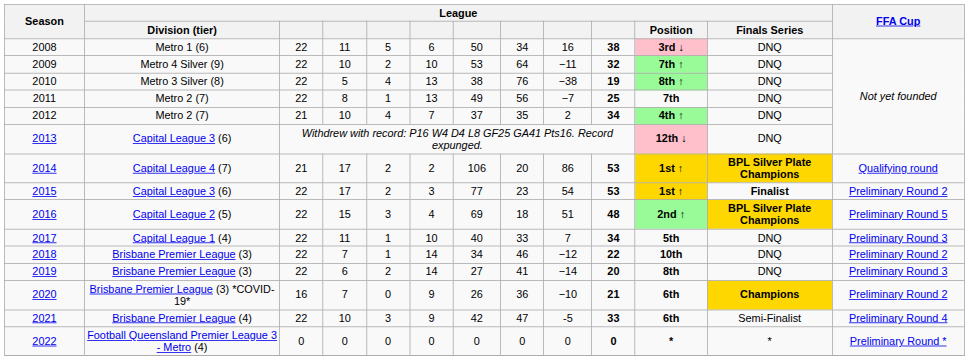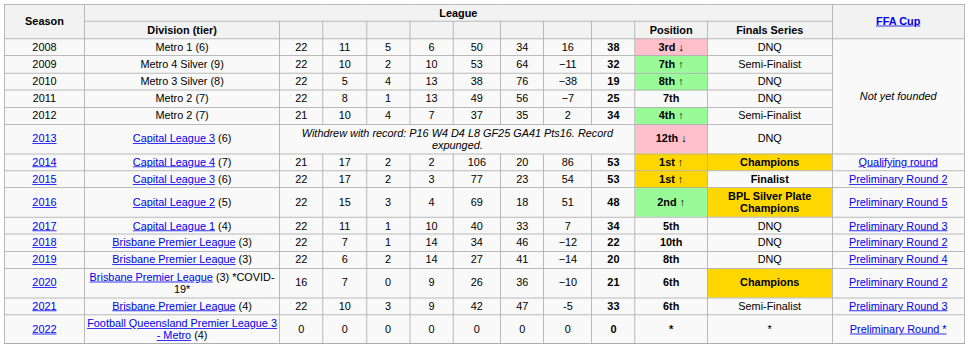(770, 64) DNQ -> (770, 64) Semi-Finalist
(770, 115) DNQ -> (770, 115) Semi-Finalist
(770, 168) BPL Silver Plate Champions -> (770, 162) Champions
(898, 272) Preliminary Round 3 -> (898, 260) Preliminary Round 4
(898, 318) Preliminary Round 4 -> (898, 306) Preliminary Round 3
